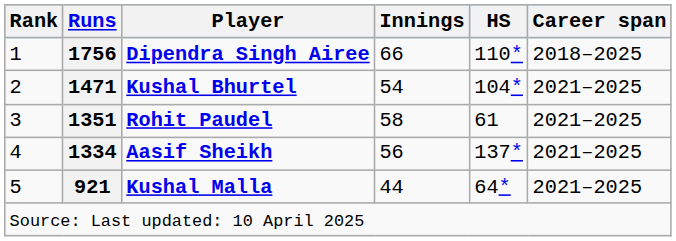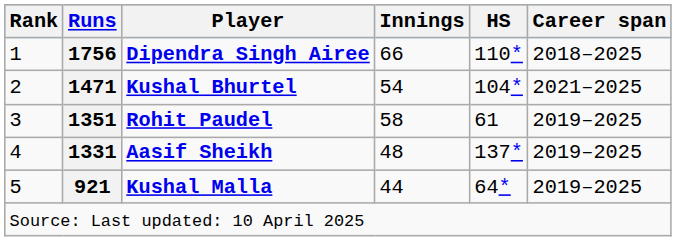(587, 120) 2021–2025 -> (587, 120) 2019–2025
(92, 154) 1334 -> (92, 154) 1331
(392, 154) 56 -> (392, 154) 48
(587, 154) 2021–2025 -> (587, 154) 2019–2025
(587, 187) 2021–2025 -> (587, 187) 2019–2025
